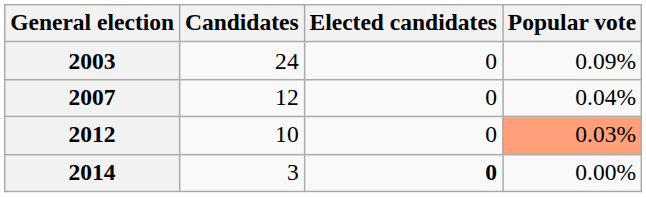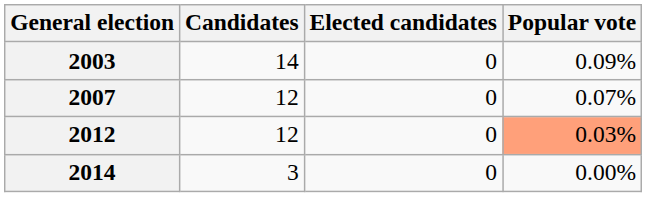(287, 60) 24 -> (287, 60) 14
(606, 97) 0.04% -> (606, 97) 0.07%
(287, 135) 10 -> (287, 135) 12
(491, 172) bold -> (491, 172) normal
